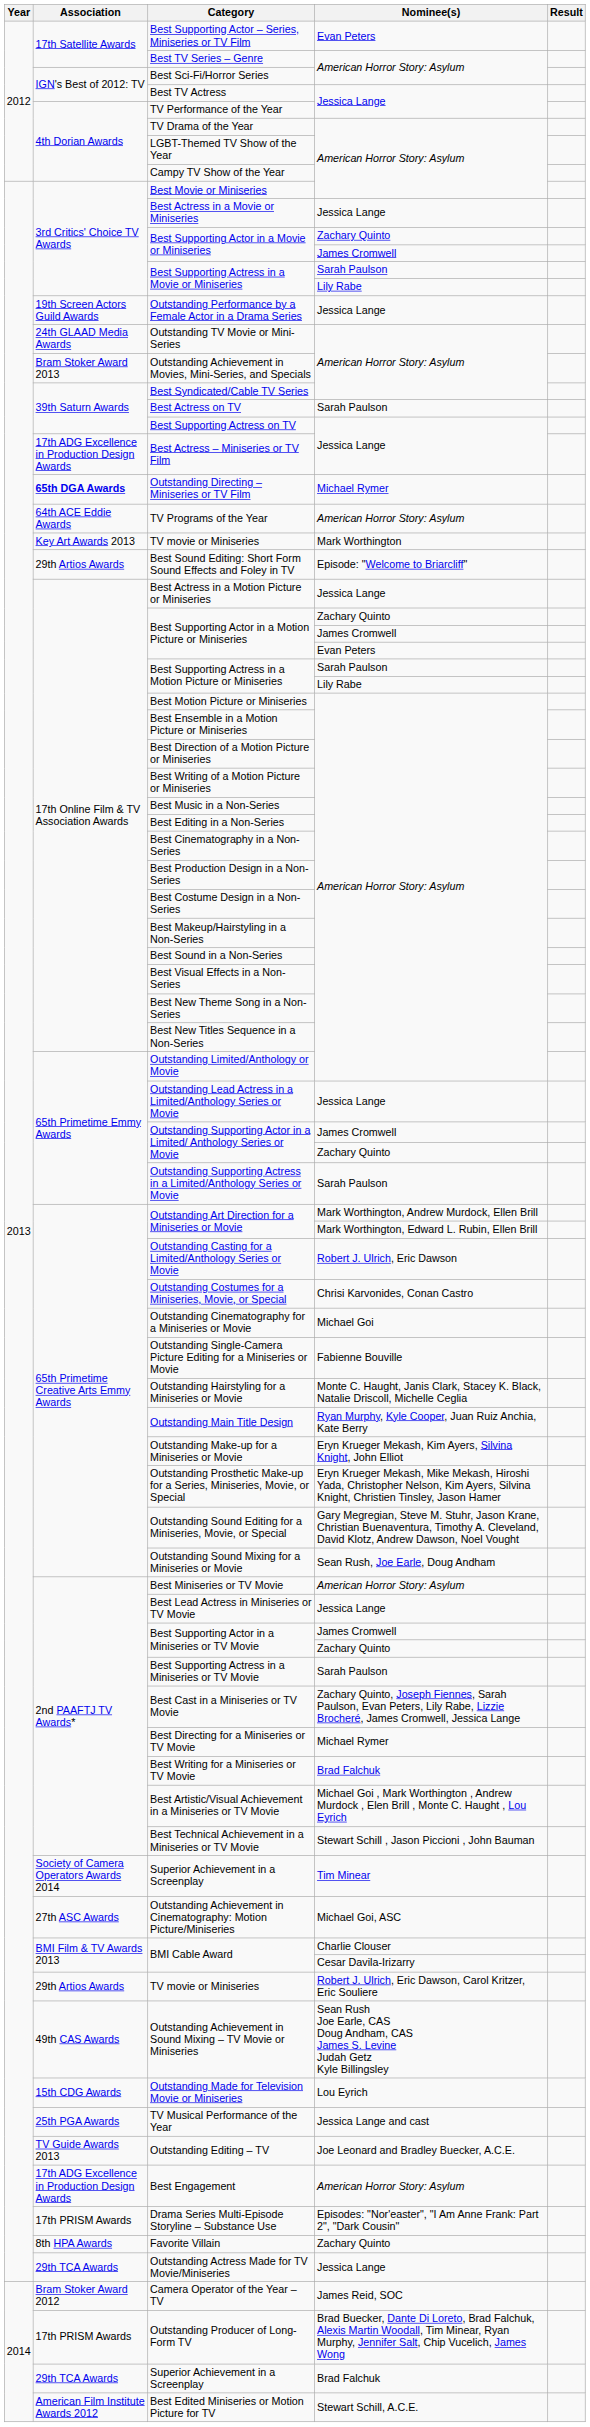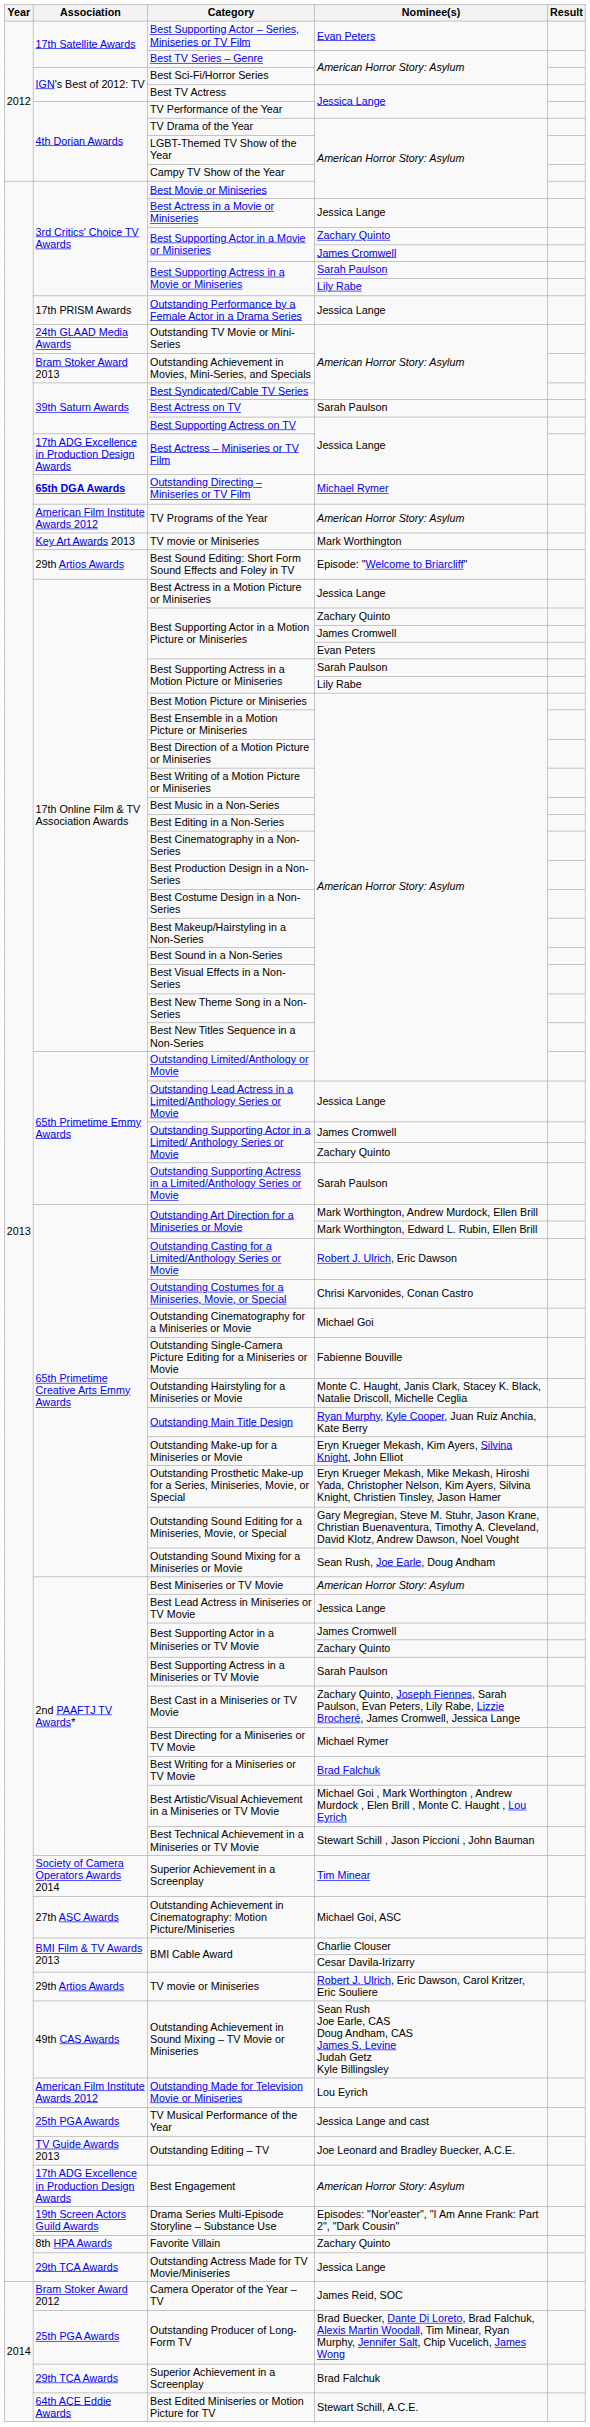(81, 310) 19th Screen Actors Guild Awards -> (83, 310) 17th PRISM Awards
(73, 518) 64th ACE Eddie Awards -> (90, 518) American Film Institute Awards 2012
(78, 2092) 15th CDG Awards -> (90, 2092) American Film Institute Awards 2012
(83, 2221) 17th PRISM Awards -> (81, 2221) 19th Screen Actors Guild Awards
(83, 2337) 17th PRISM Awards -> (78, 2337) 25th PGA Awards
(90, 2407) American Film Institute Awards 2012 -> (73, 2407) 64th ACE Eddie Awards
